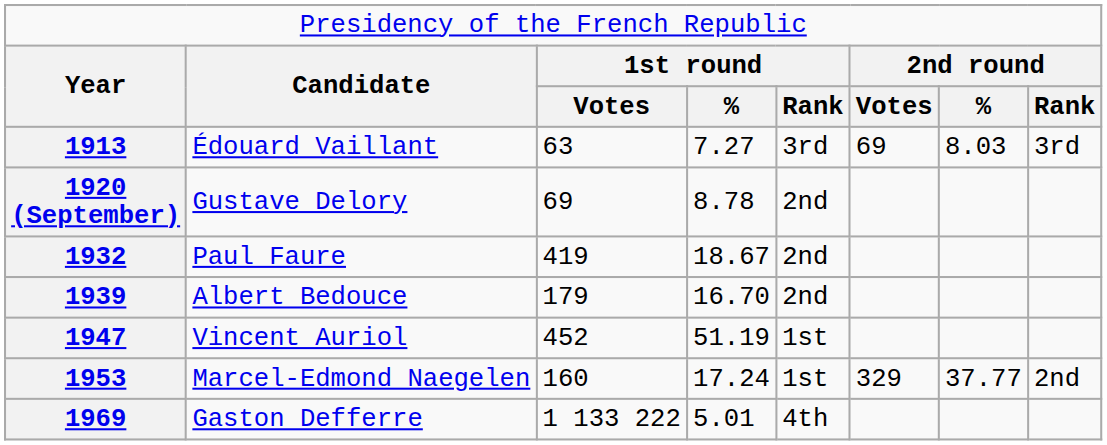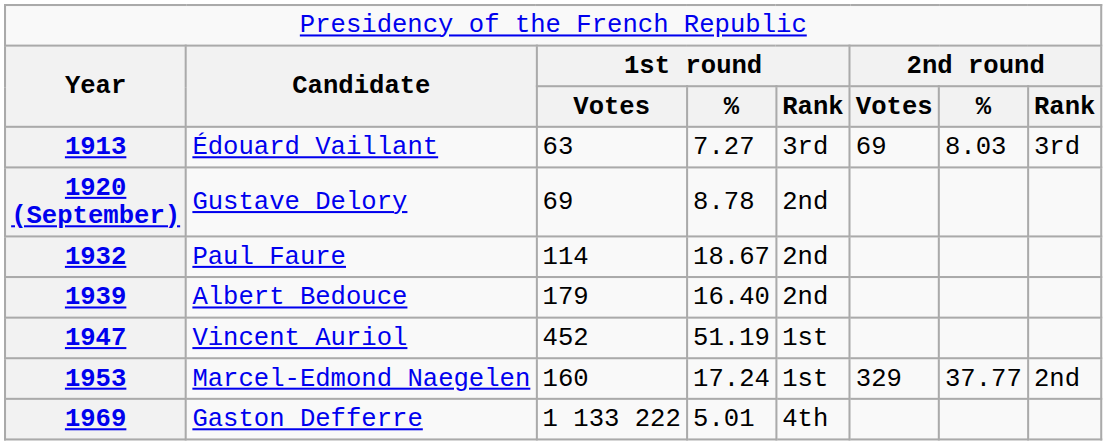(566, 257) 419 -> (566, 257) 114
(732, 297) 16.70 -> (732, 297) 16.40
